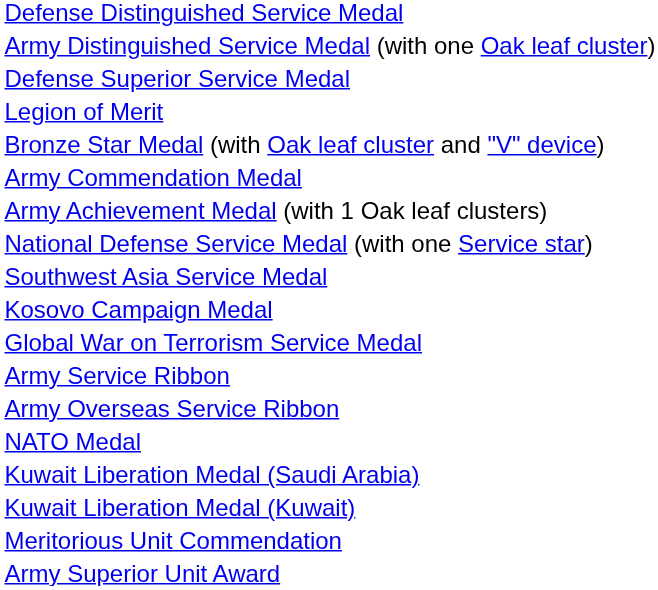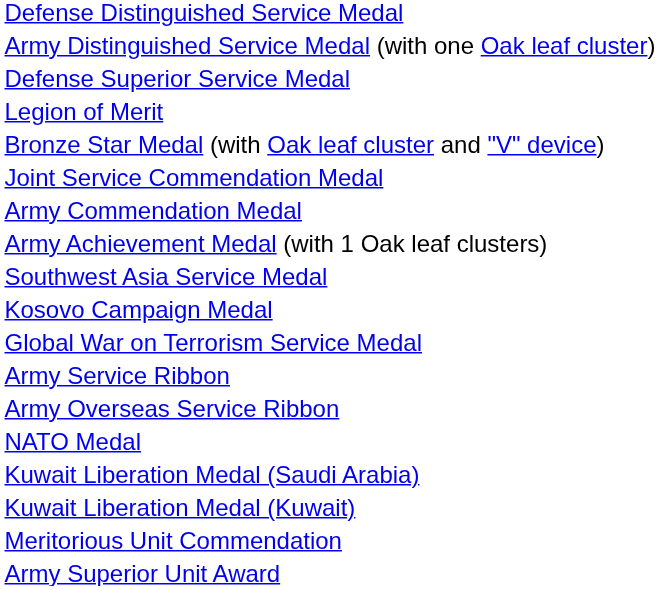+ row: (194, 177)
- row: (299, 243)
